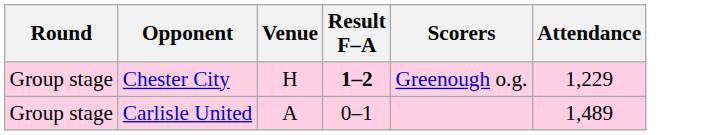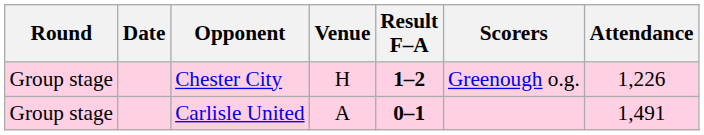+ column: (144, 33)
(589, 79) 1,229 -> (642, 79) 1,226
(357, 112) normal -> (409, 112) bold
(589, 112) 1,489 -> (642, 112) 1,491
